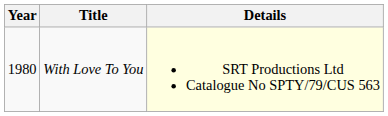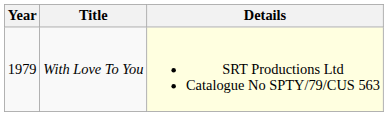(22, 69) 1980 -> (22, 69) 1979
